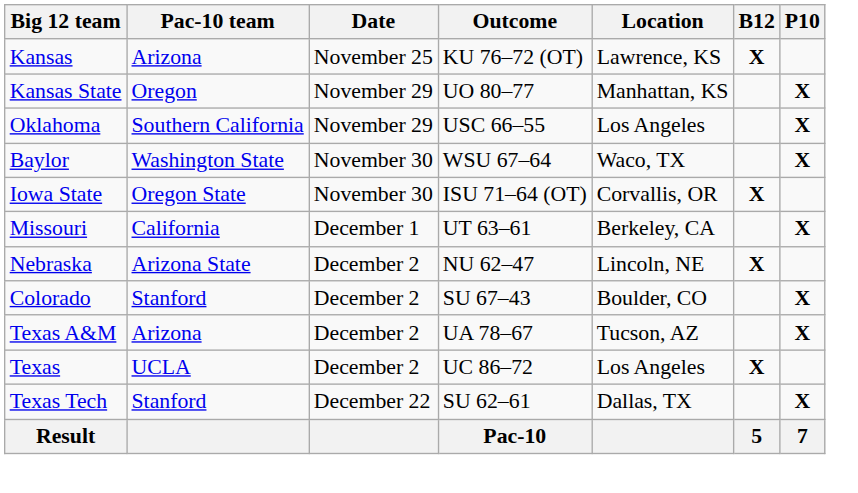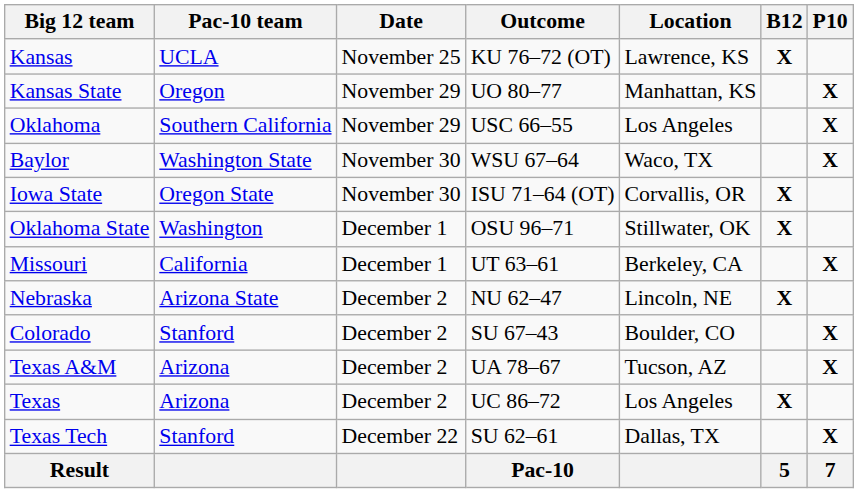(167, 56) Arizona -> (189, 56) UCLA
+ row: (79, 228)
(161, 366) UCLA -> (194, 401) Arizona
